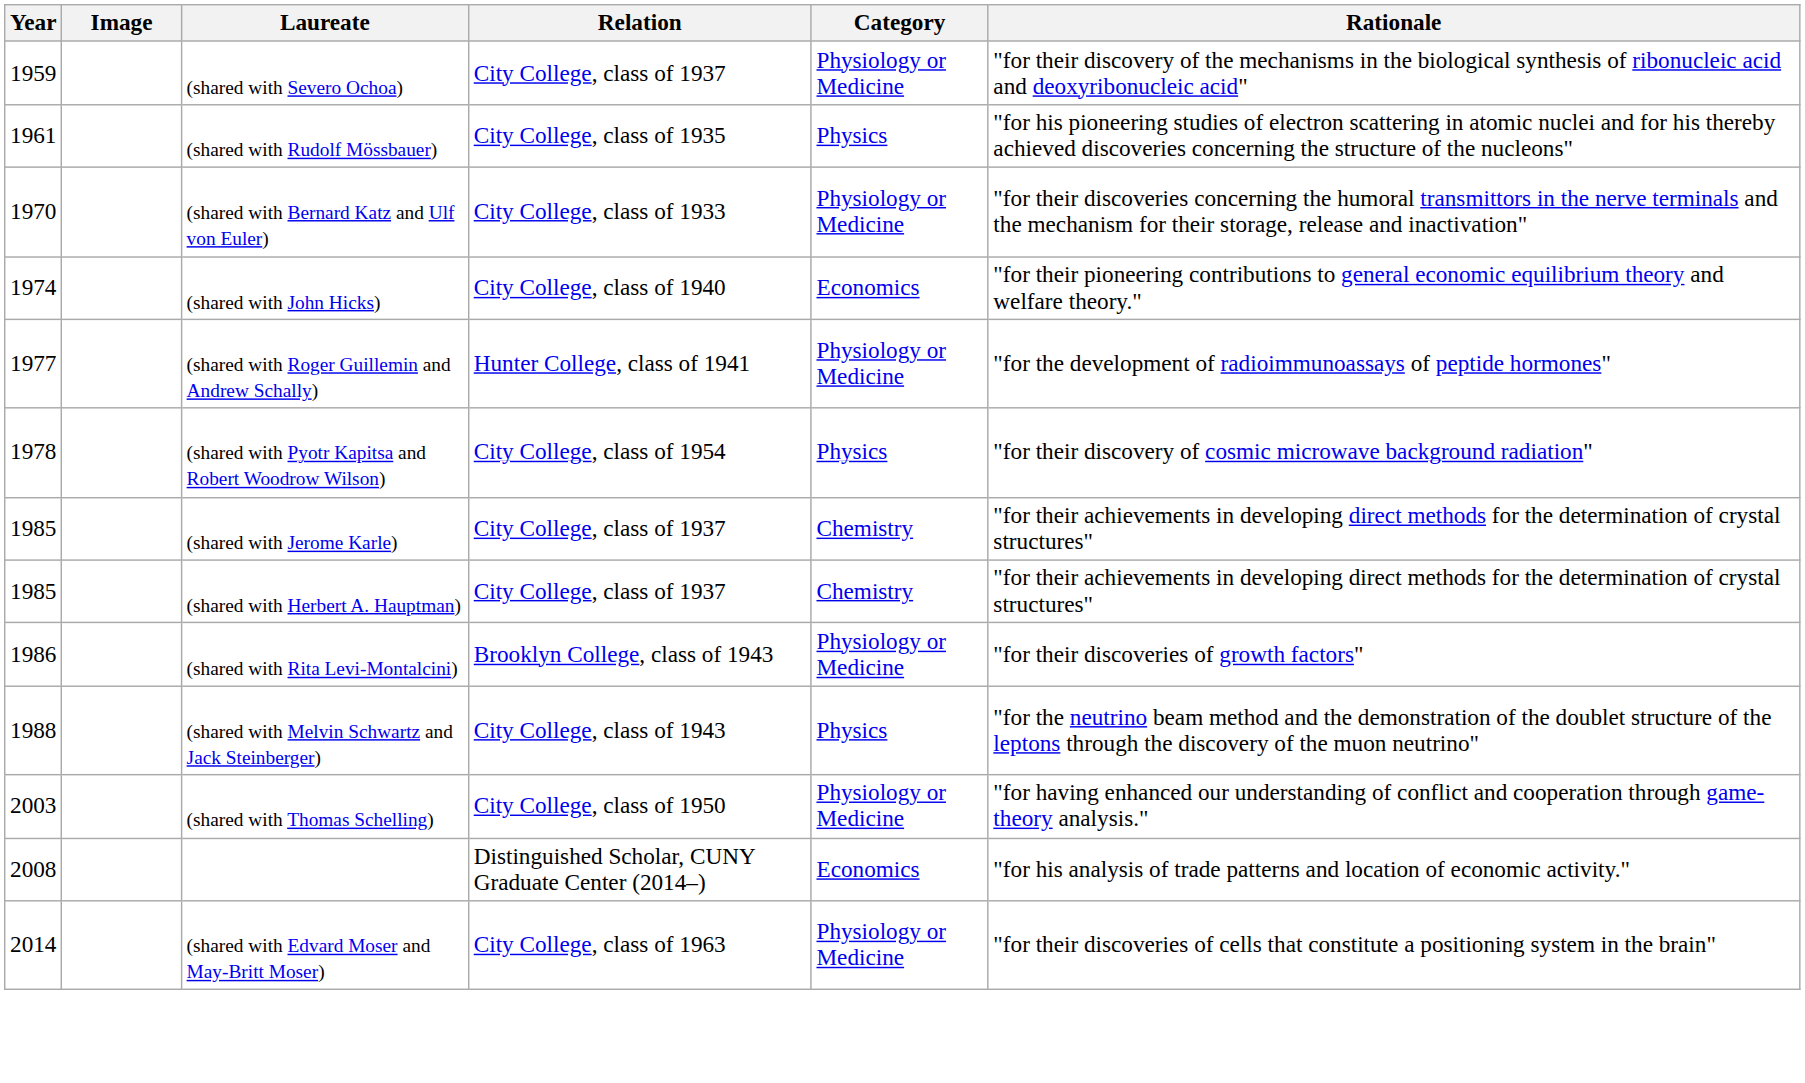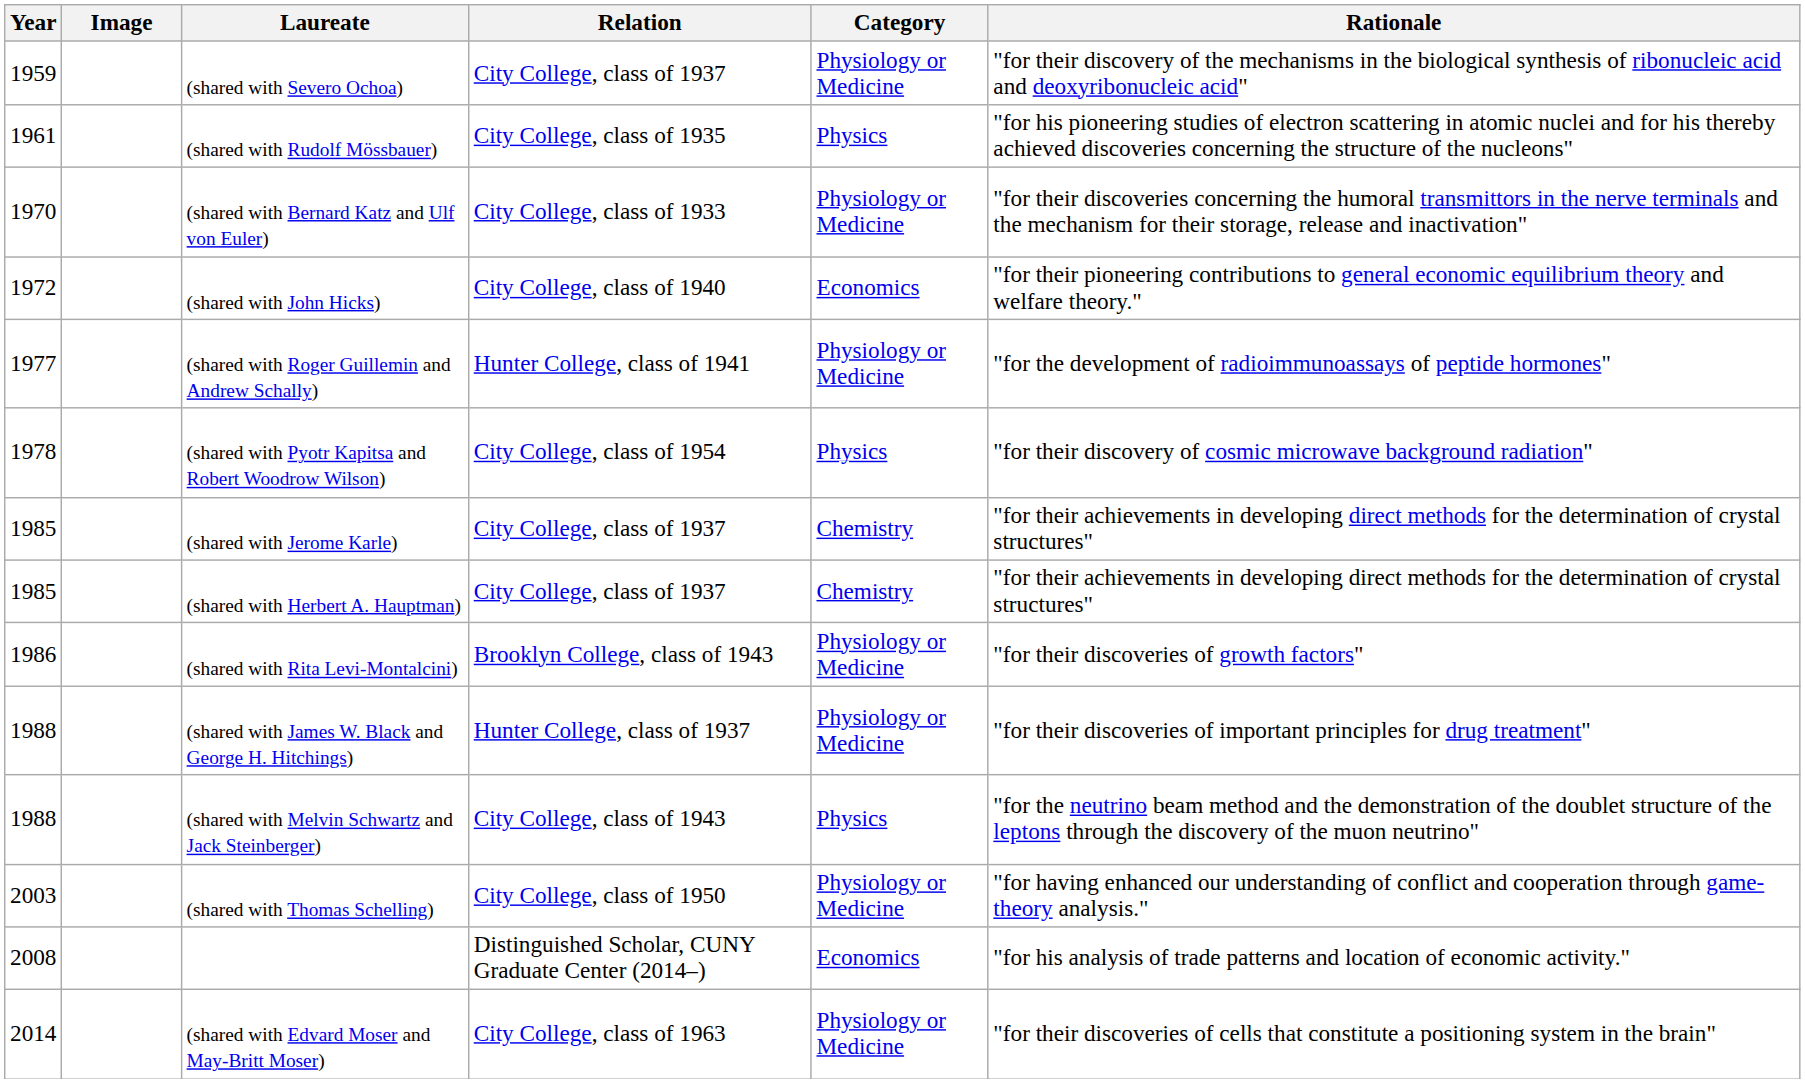(33, 287) 1974 -> (33, 287) 1972
+ row: (315, 744)
